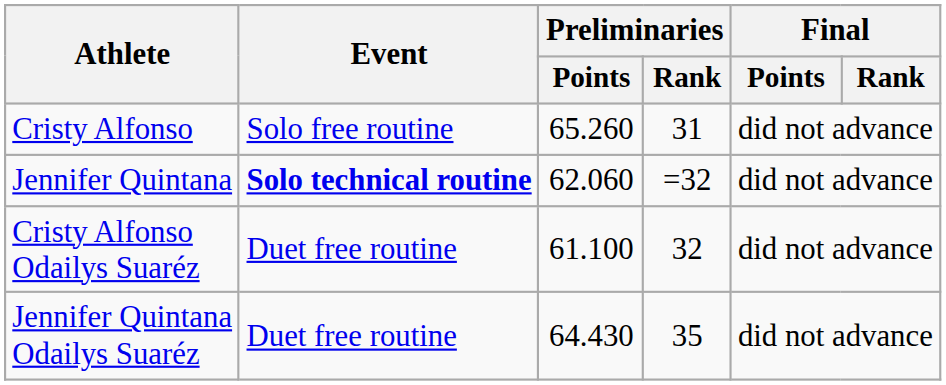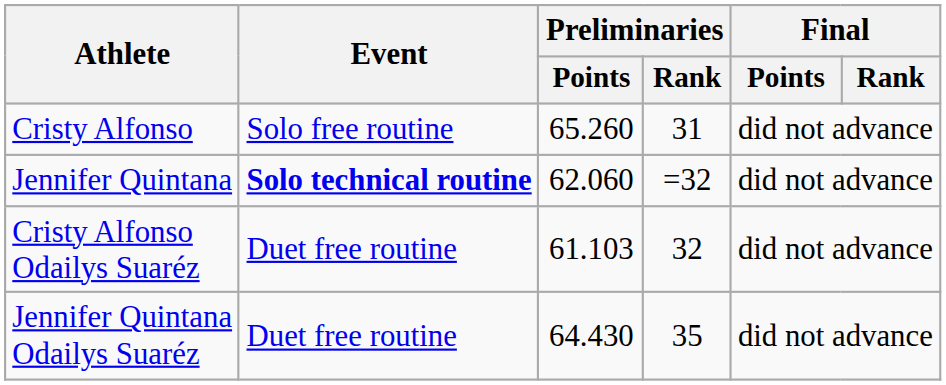(591, 249) 61.100 -> (591, 249) 61.103
